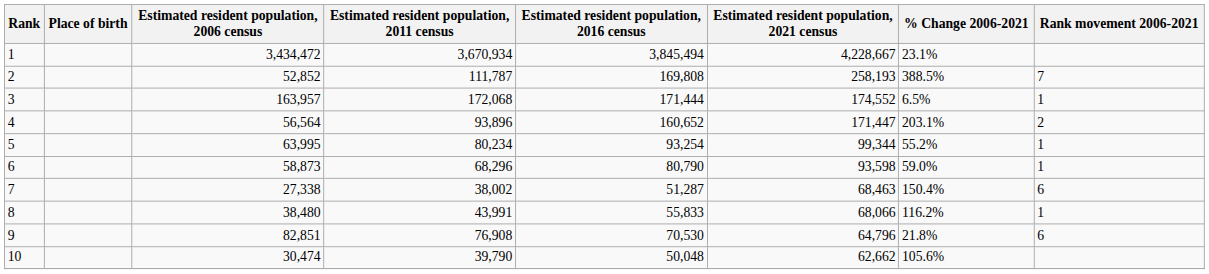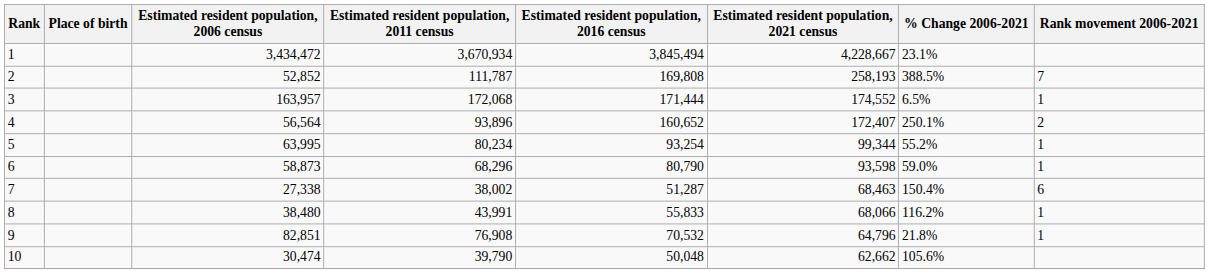(873, 122) 171,447 -> (873, 122) 172,407
(923, 122) 203.1% -> (923, 122) 250.1%
(685, 235) 70,530 -> (685, 235) 70,532
(1041, 235) 6 -> (1041, 235) 1
